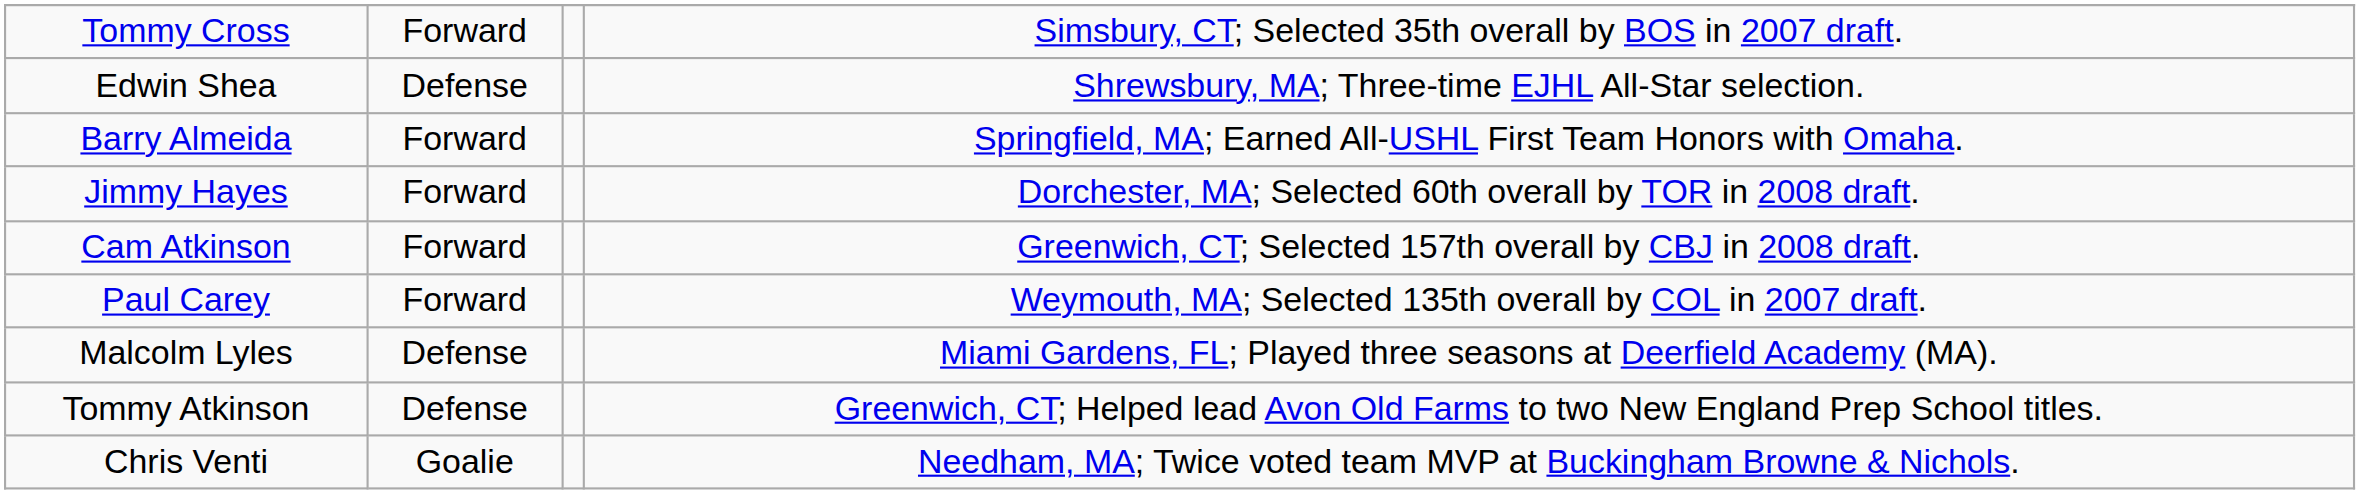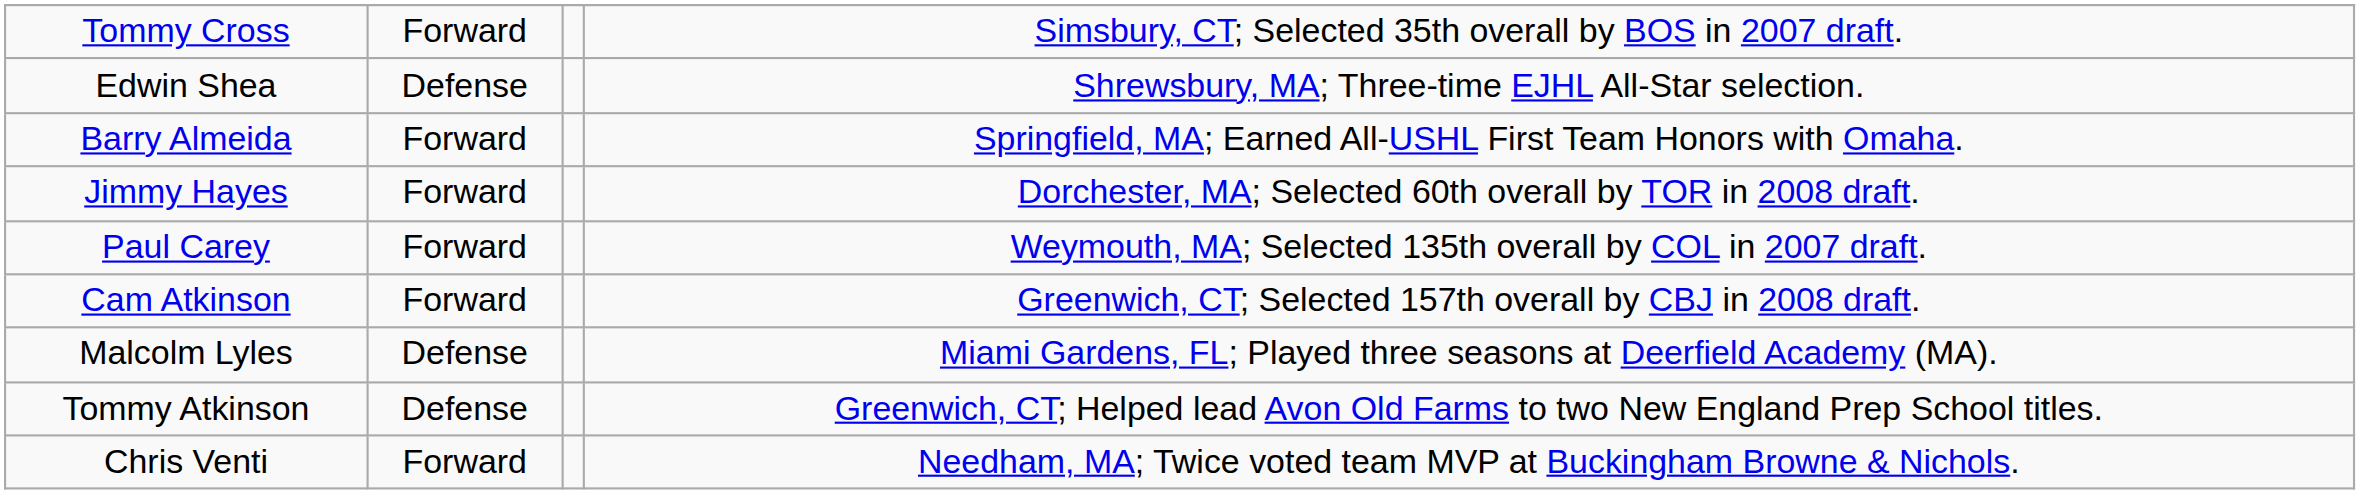rows swapped: (186, 246) <-> (186, 300)
(465, 461) Goalie -> (465, 461) Forward
